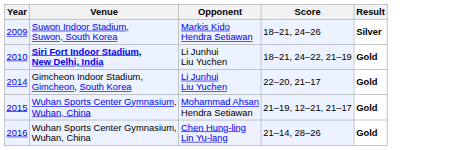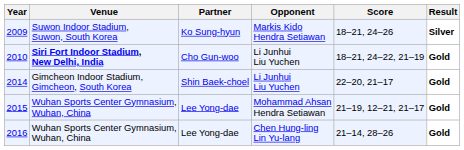+ column: (215, 12)
